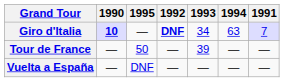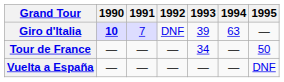columns swapped: (264, 13) <-> (142, 13)
(173, 31) bold -> (173, 31) normal
(203, 31) 34 -> (203, 31) 39
(203, 49) 39 -> (203, 49) 34
